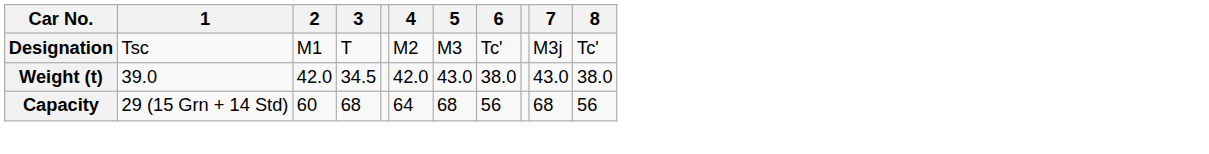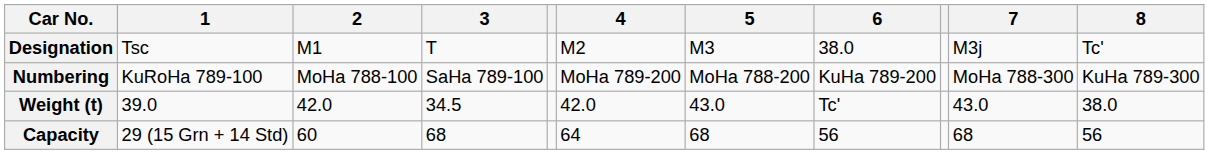(492, 47) Tc' -> (836, 47) 38.0
+ row: (61, 76)
(499, 76) 38.0 -> (829, 105) Tc'
